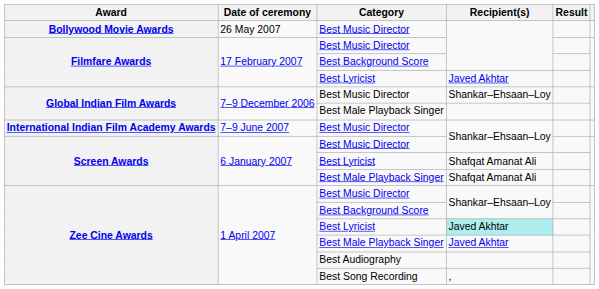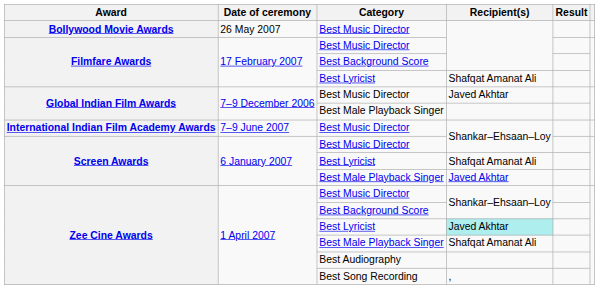(479, 78) Javed Akhtar -> (492, 78) Shafqat Amanat Ali
(500, 95) Shankar–Ehsaan–Loy -> (479, 95) Javed Akhtar
(492, 177) Shafqat Amanat Ali -> (479, 177) Javed Akhtar
(479, 243) Javed Akhtar -> (492, 243) Shafqat Amanat Ali
